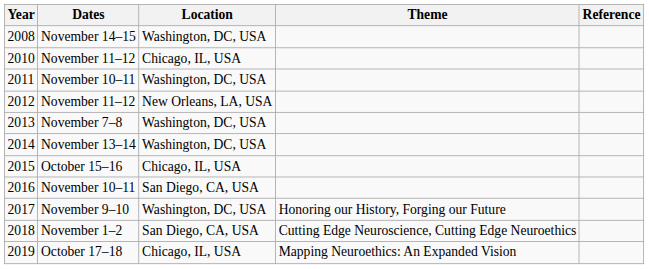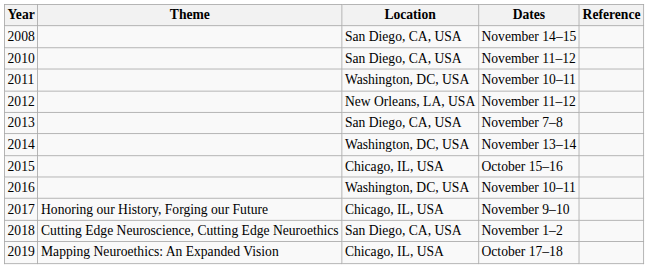columns swapped: (88, 15) <-> (427, 15)
(204, 36) Washington, DC, USA -> (403, 36) San Diego, CA, USA
(192, 58) Chicago, IL, USA -> (403, 58) San Diego, CA, USA
(204, 123) Washington, DC, USA -> (403, 123) San Diego, CA, USA
(200, 187) San Diego, CA, USA -> (407, 187) Washington, DC, USA
(204, 209) Washington, DC, USA -> (394, 209) Chicago, IL, USA
